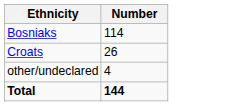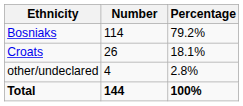+ column: (203, 14)
